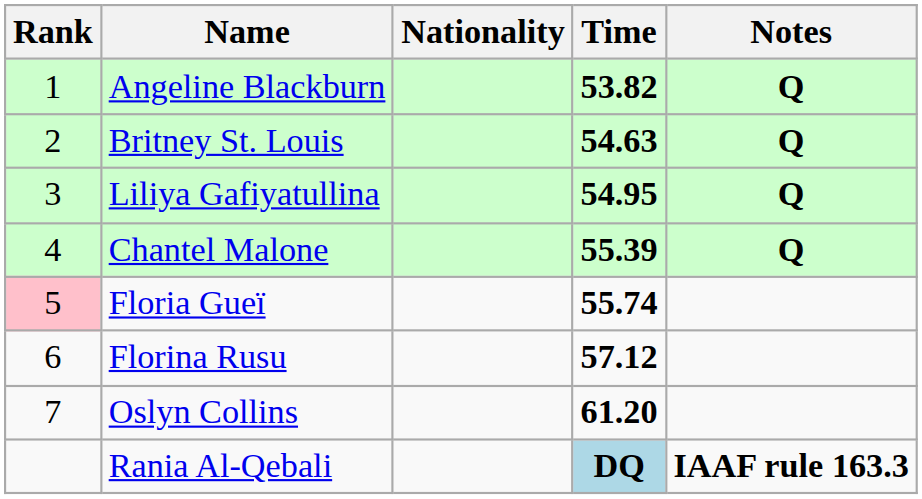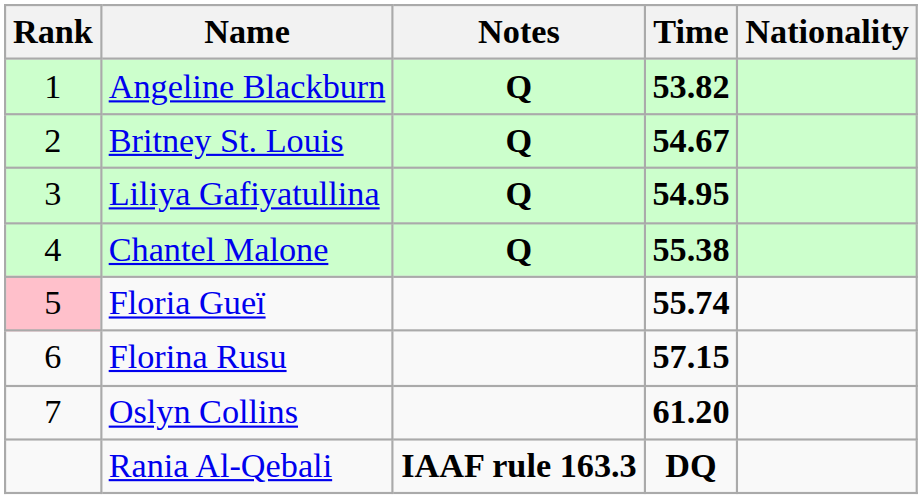columns swapped: (483, 31) <-> (791, 31)
(619, 140) 54.63 -> (691, 140) 54.67
(619, 248) 55.39 -> (691, 248) 55.38
(619, 357) 57.12 -> (691, 357) 57.15
(619, 466) lightblue background -> (691, 466) no background
